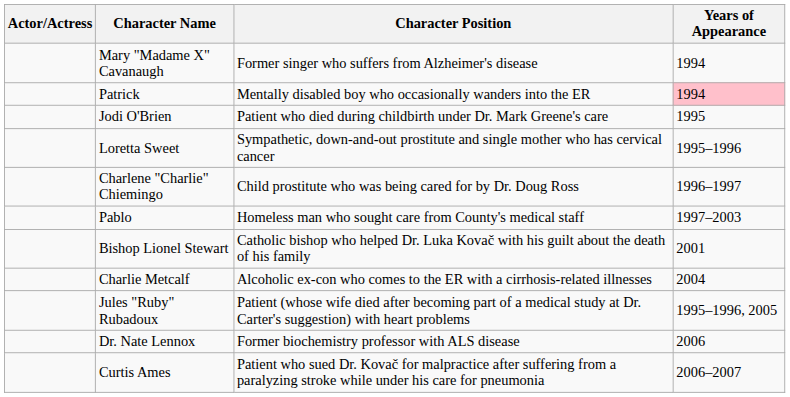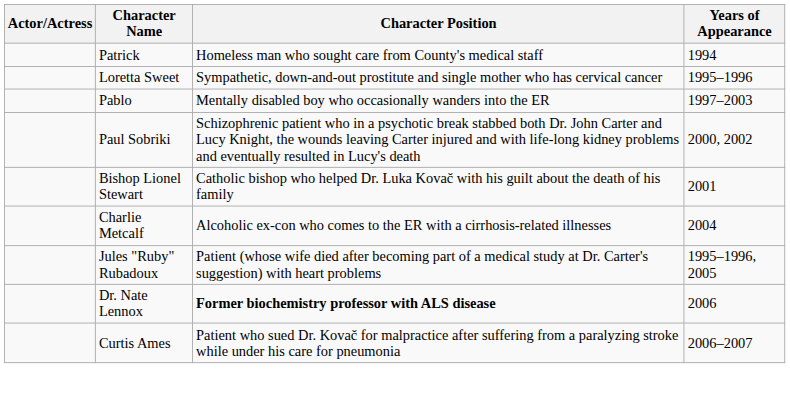- row: (154, 63)
(414, 93) Mentally disabled boy who occasionally wanders into the ER -> (370, 54) Homeless man who sought care from County's medical staff
(691, 93) pink background -> (702, 54) no background
- row: (135, 116)
- row: (154, 186)
(410, 217) Homeless man who sought care from County's medical staff -> (373, 100) Mentally disabled boy who occasionally wanders into the ER
+ row: (135, 139)
(378, 341) normal -> (346, 303) bold
